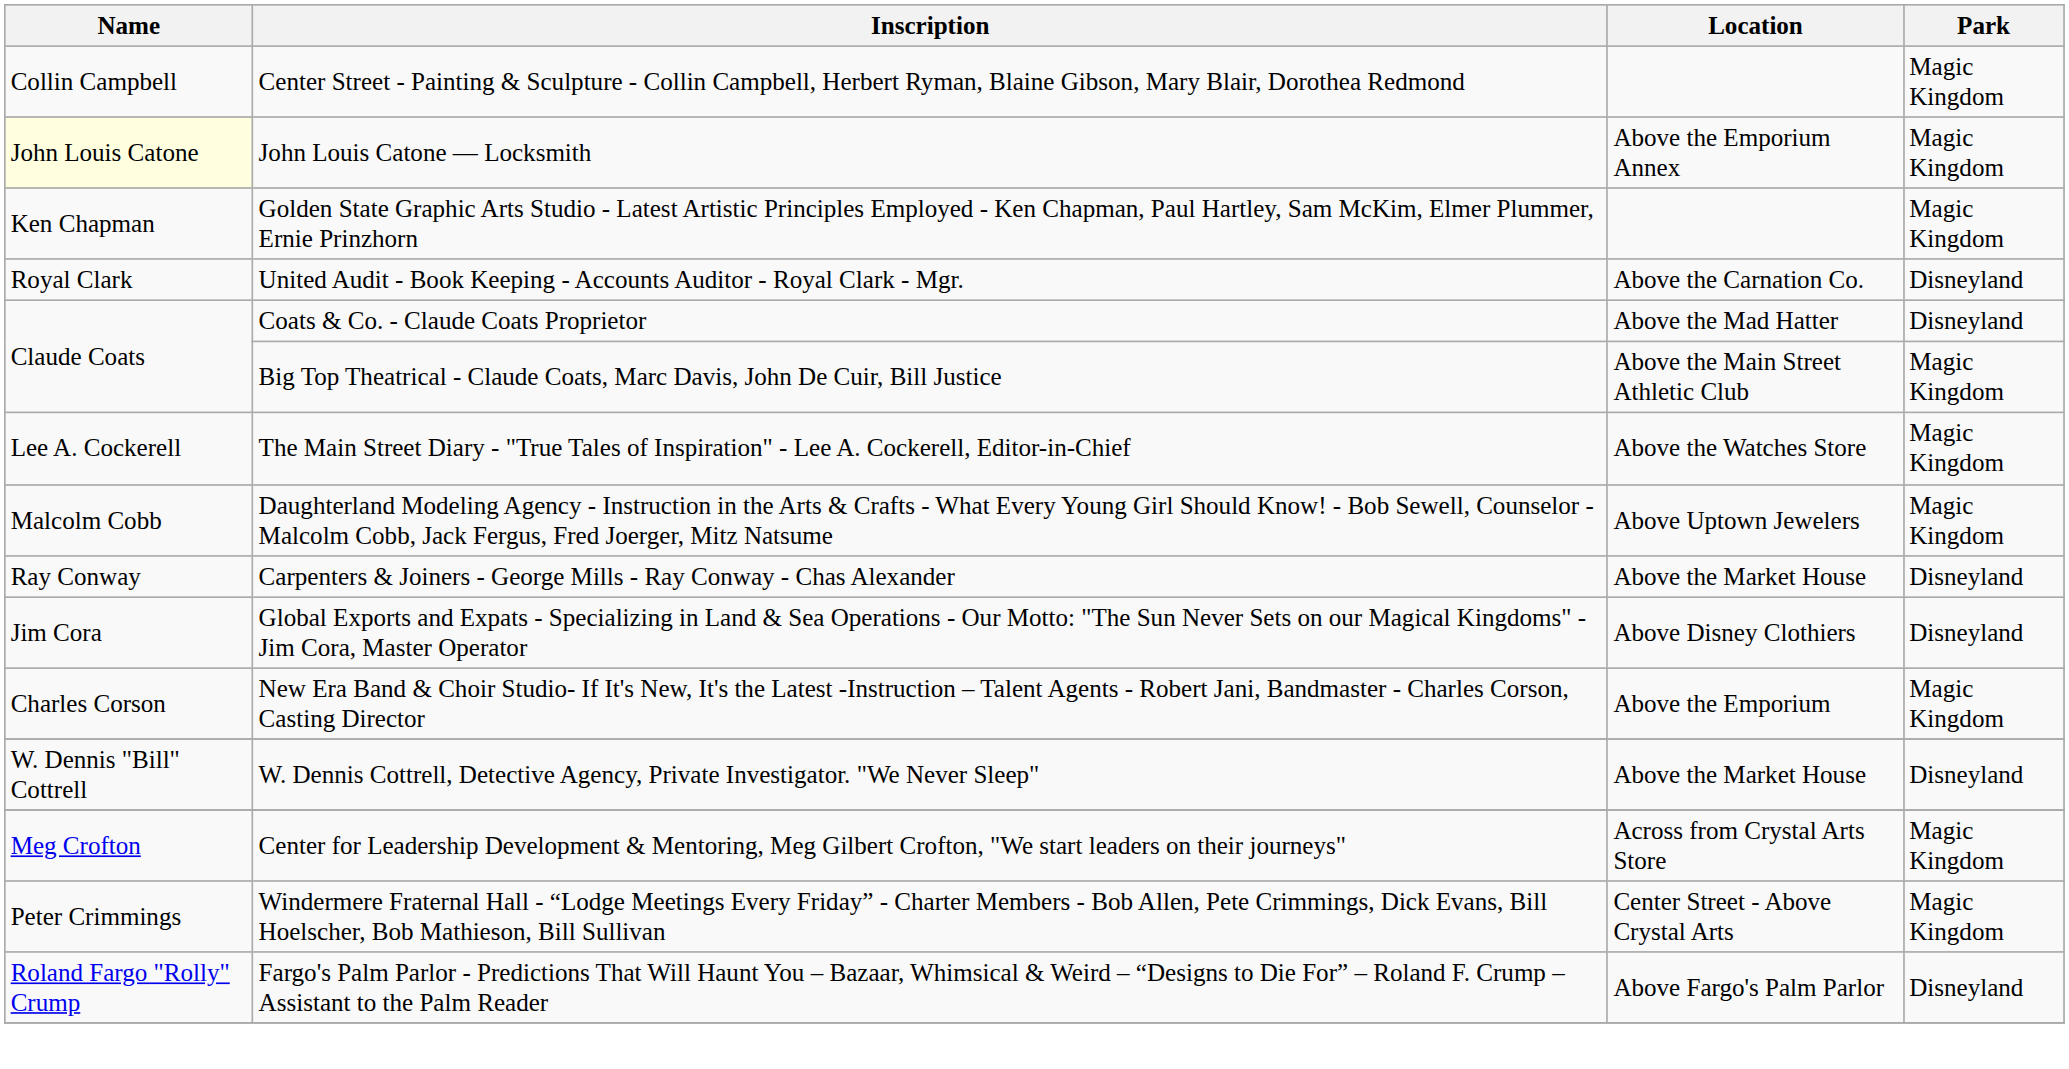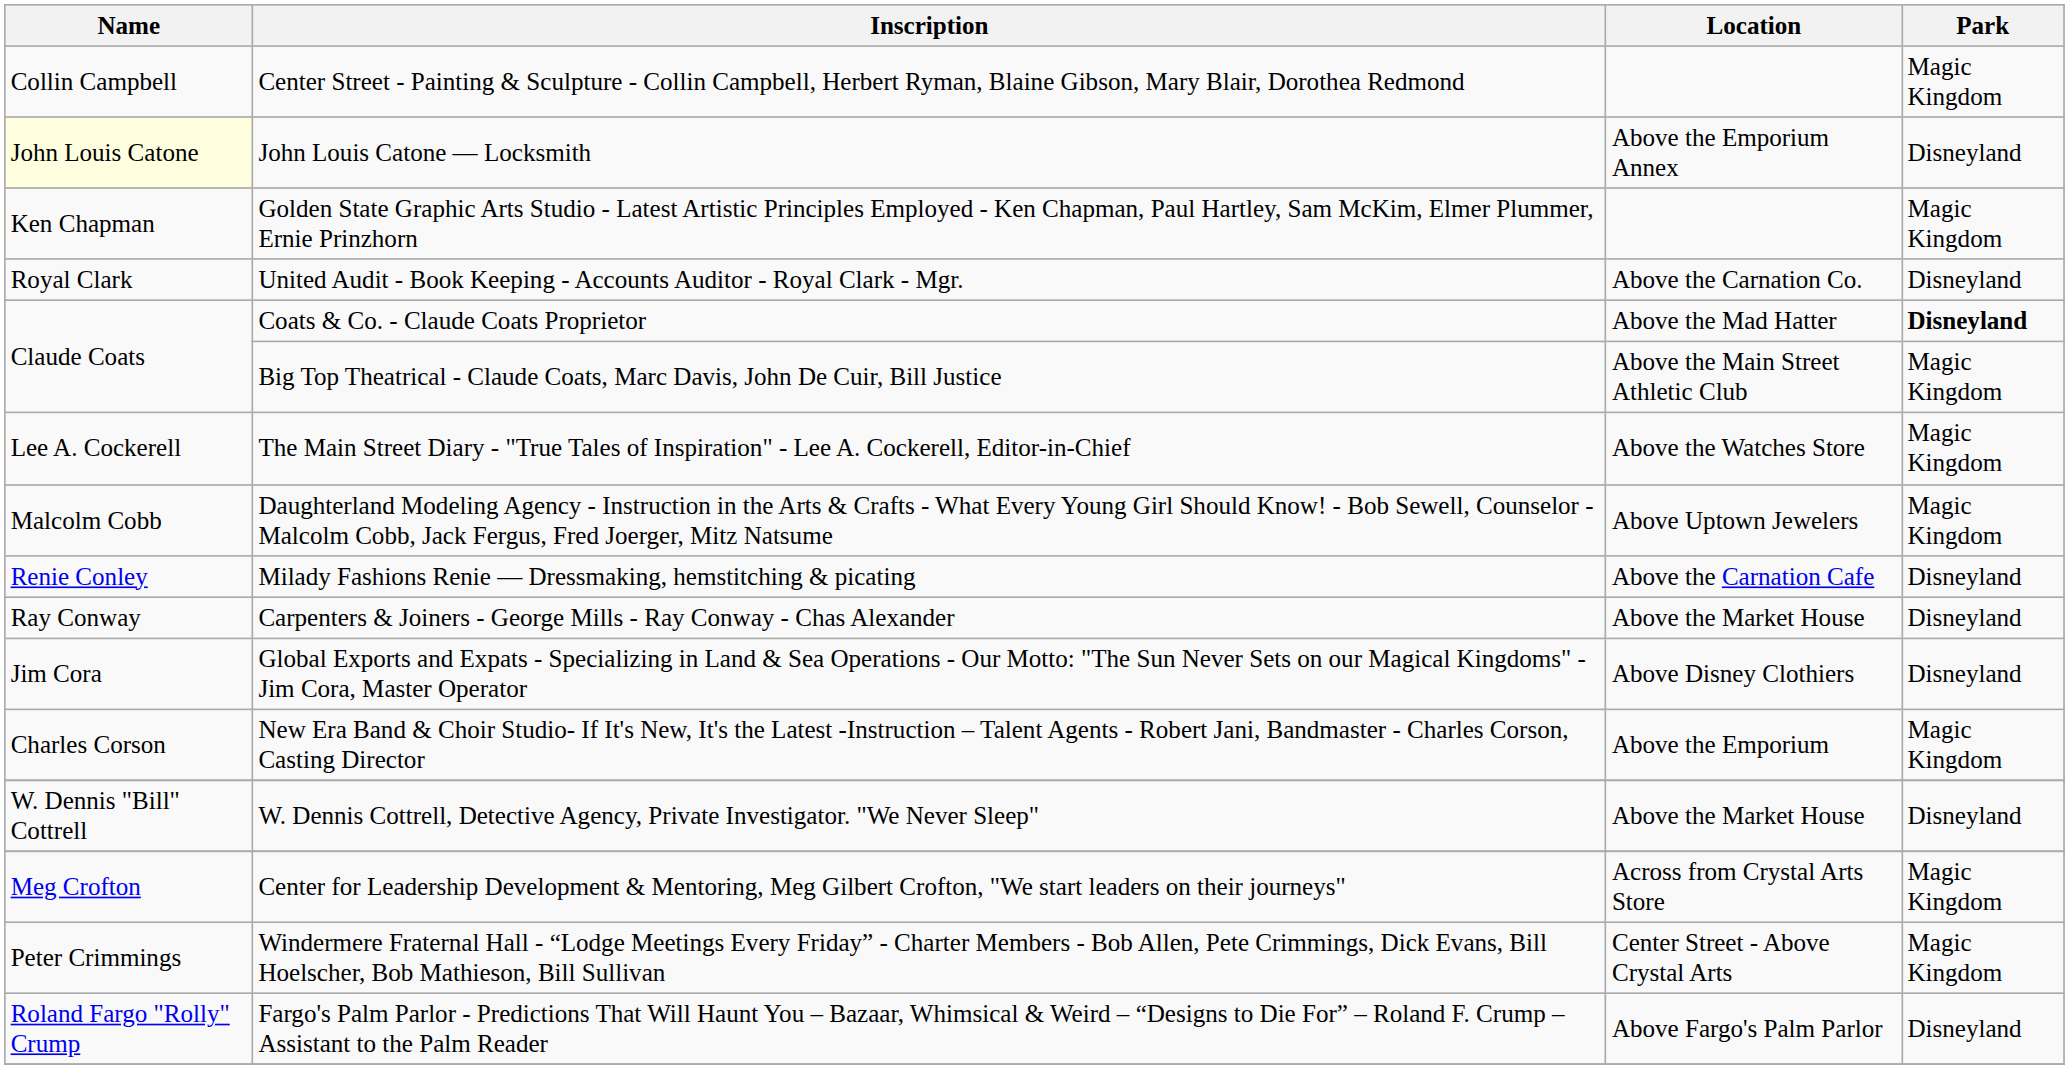(1957, 152) Magic Kingdom -> (1965, 152) Disneyland
(1966, 321) normal -> (1967, 321) bold
+ row: (587, 575)
